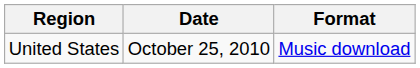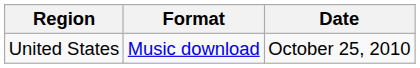columns swapped: (199, 19) <-> (344, 19)
